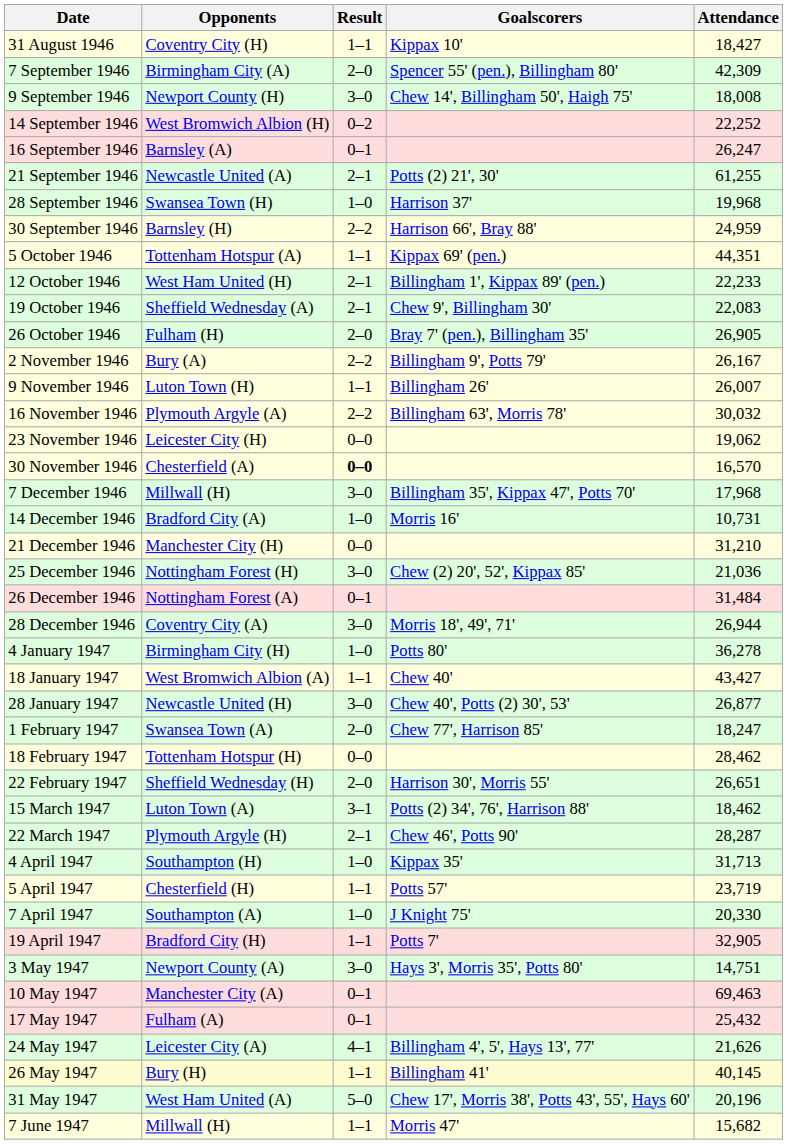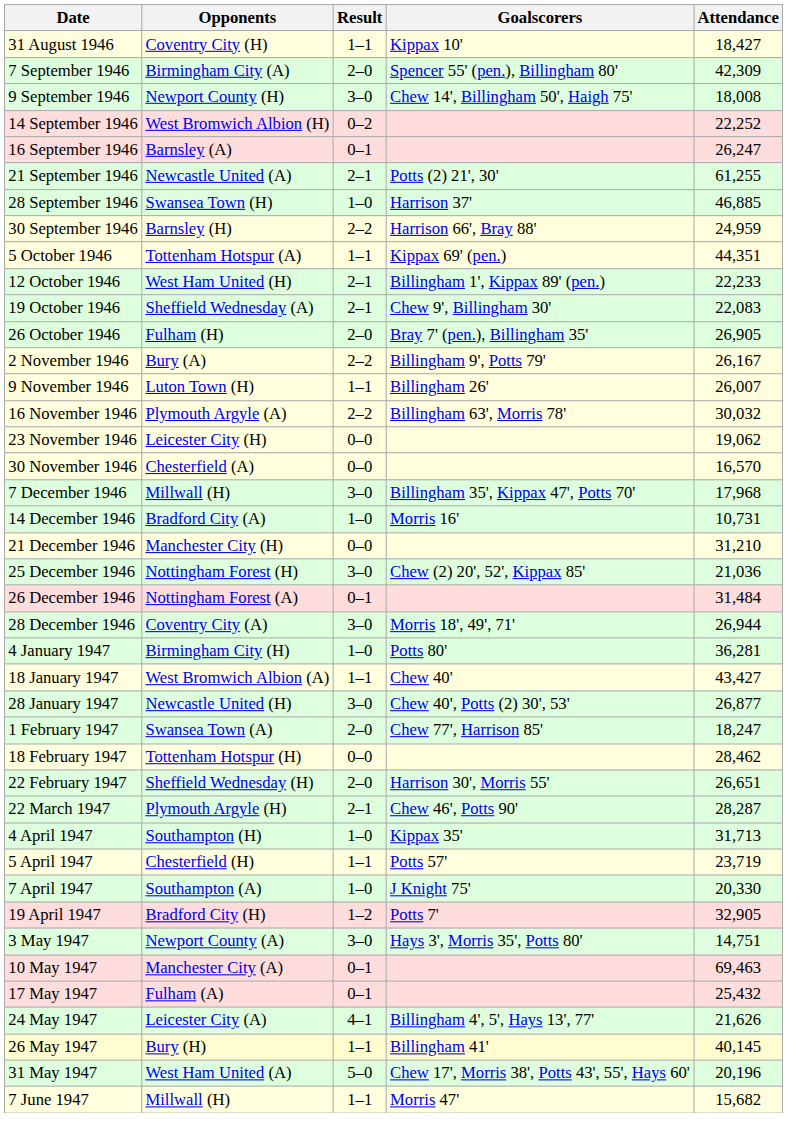(738, 202) 19,968 -> (738, 202) 46,885
(360, 466) bold -> (360, 466) normal
(738, 651) 36,278 -> (738, 651) 36,281
- row: (59, 809)
(360, 941) 1–1 -> (360, 914) 1–2
